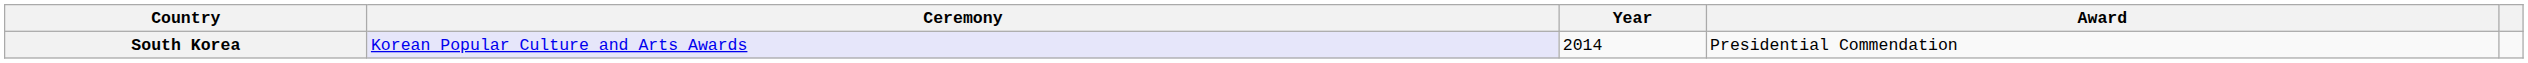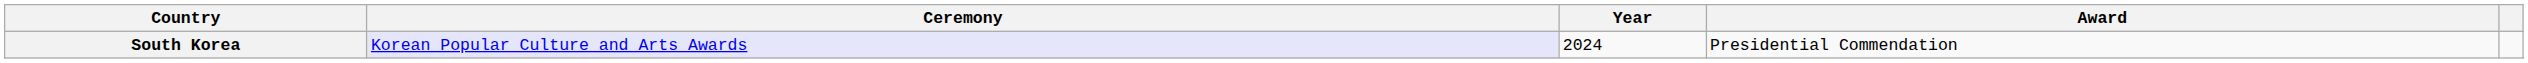(1583, 45) 2014 -> (1583, 45) 2024
